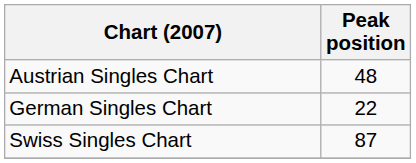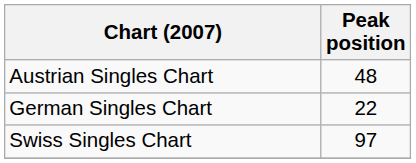(366, 141) 87 -> (366, 141) 97
